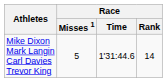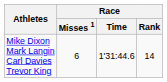(77, 56) 5 -> (77, 56) 6
